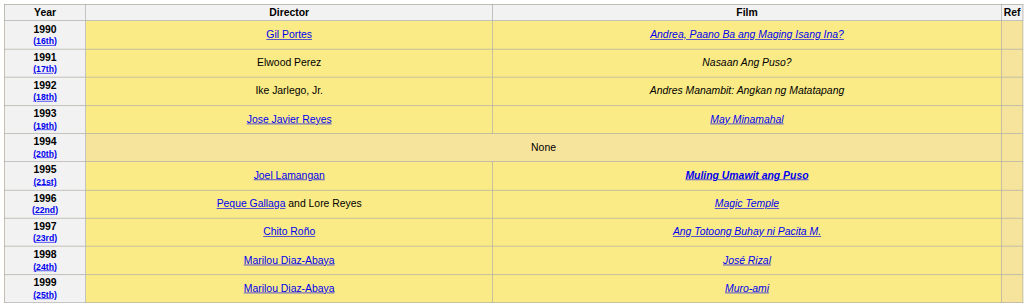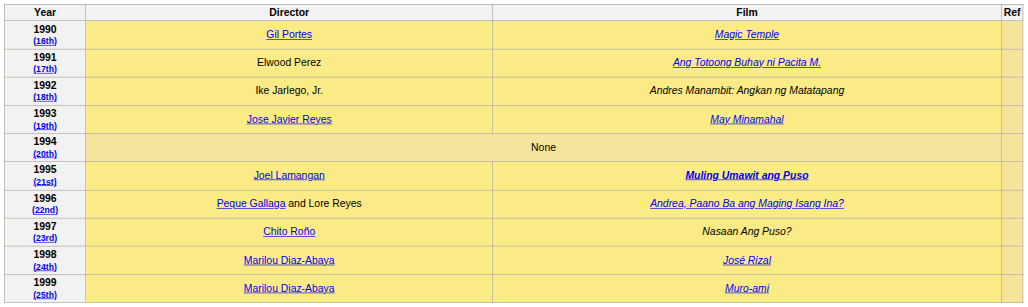(747, 35) Andrea, Paano Ba ang Maging Isang Ina? -> (747, 35) Magic Temple
(747, 63) Nasaan Ang Puso? -> (747, 63) Ang Totoong Buhay ni Pacita M.
(747, 204) Magic Temple -> (747, 204) Andrea, Paano Ba ang Maging Isang Ina?
(747, 232) Ang Totoong Buhay ni Pacita M. -> (747, 232) Nasaan Ang Puso?
